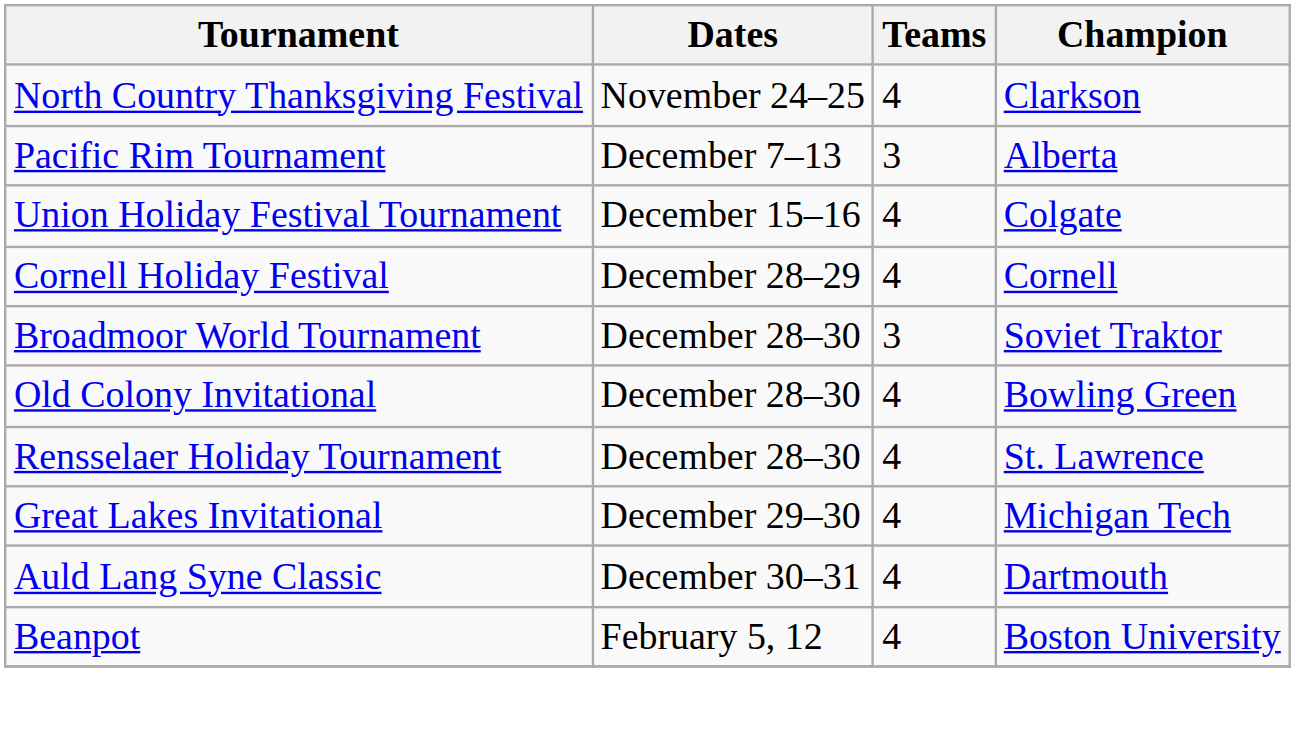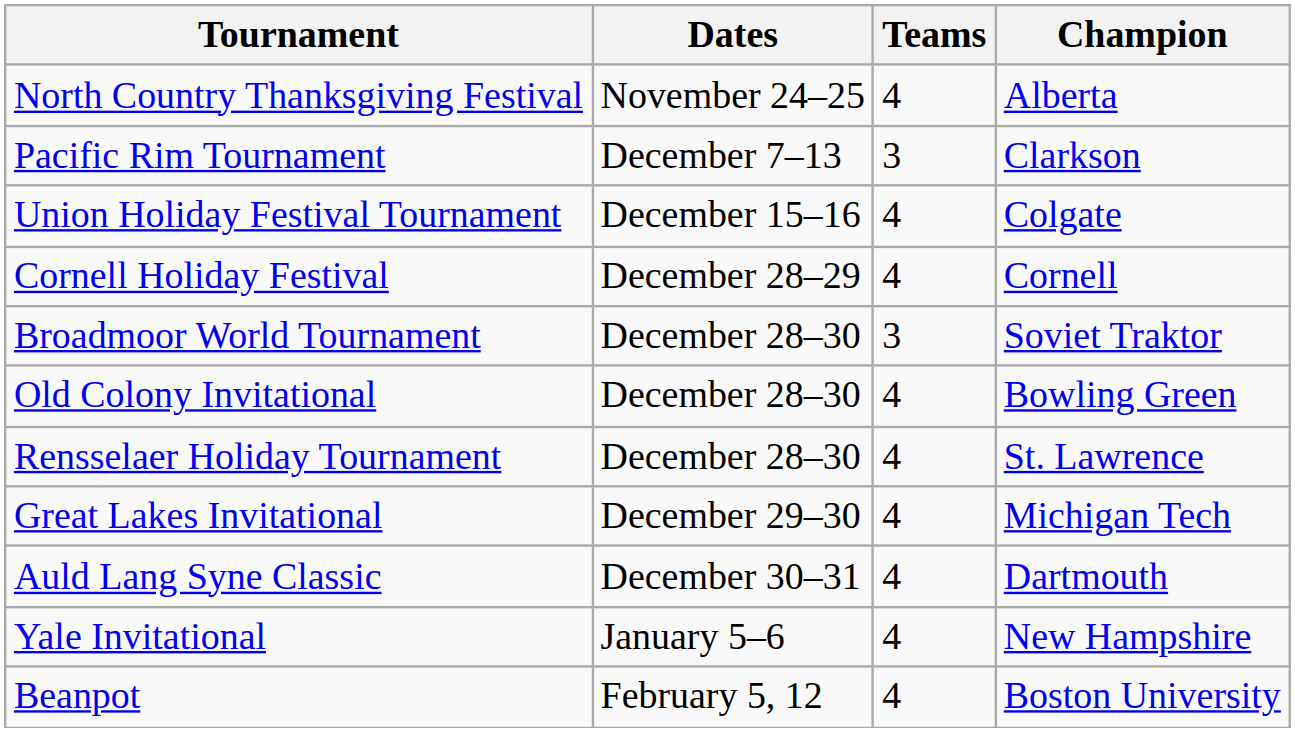(1072, 94) Clarkson -> (1061, 94) Alberta
(1061, 154) Alberta -> (1072, 154) Clarkson
+ row: (140, 635)
